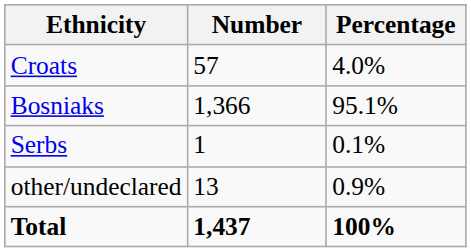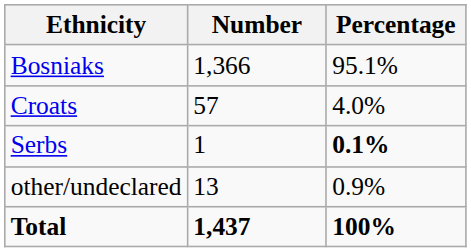rows swapped: (57, 105) <-> (44, 65)
(359, 145) normal -> (361, 145) bold
